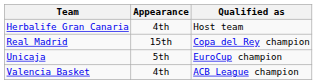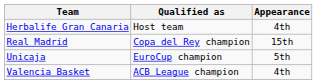columns swapped: (252, 12) <-> (161, 12)
